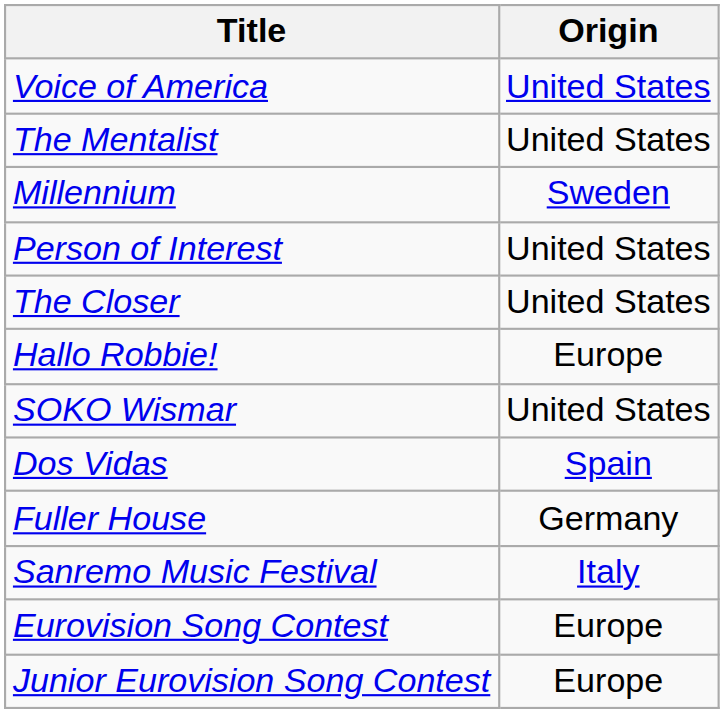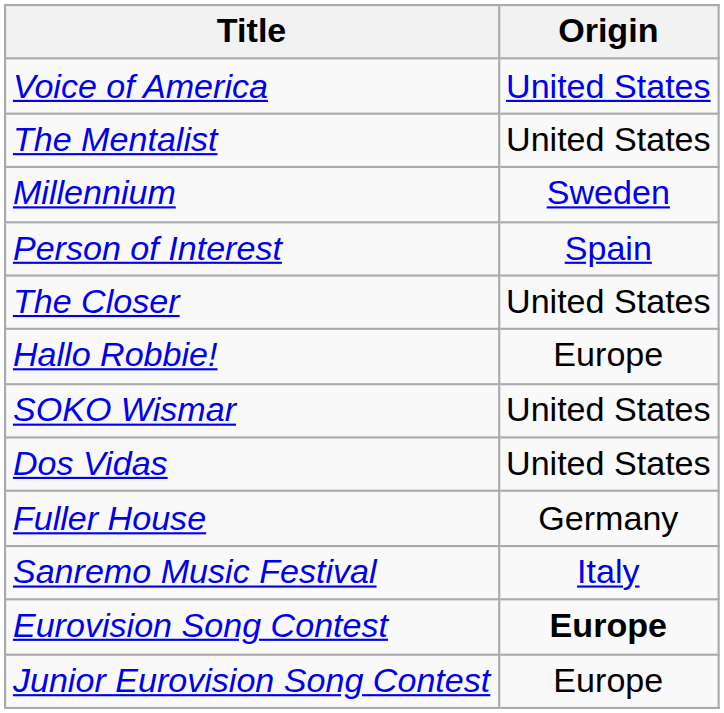(608, 247) United States -> (608, 247) Spain
(608, 463) Spain -> (608, 463) United States
(608, 626) normal -> (608, 626) bold
